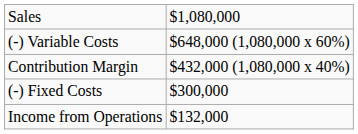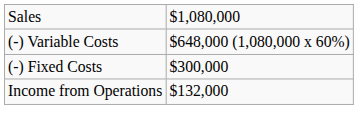- row: (73, 66)
